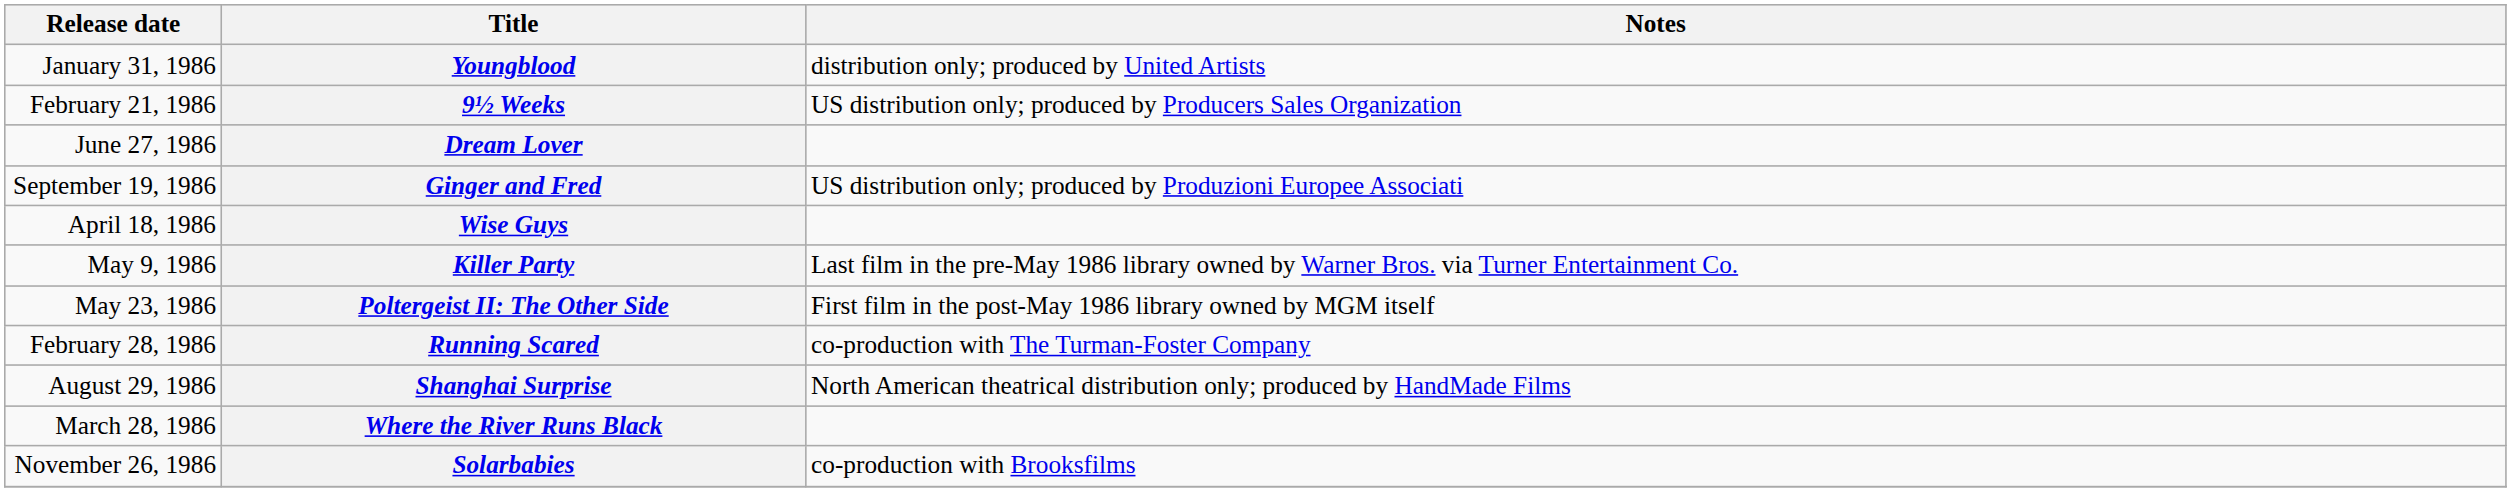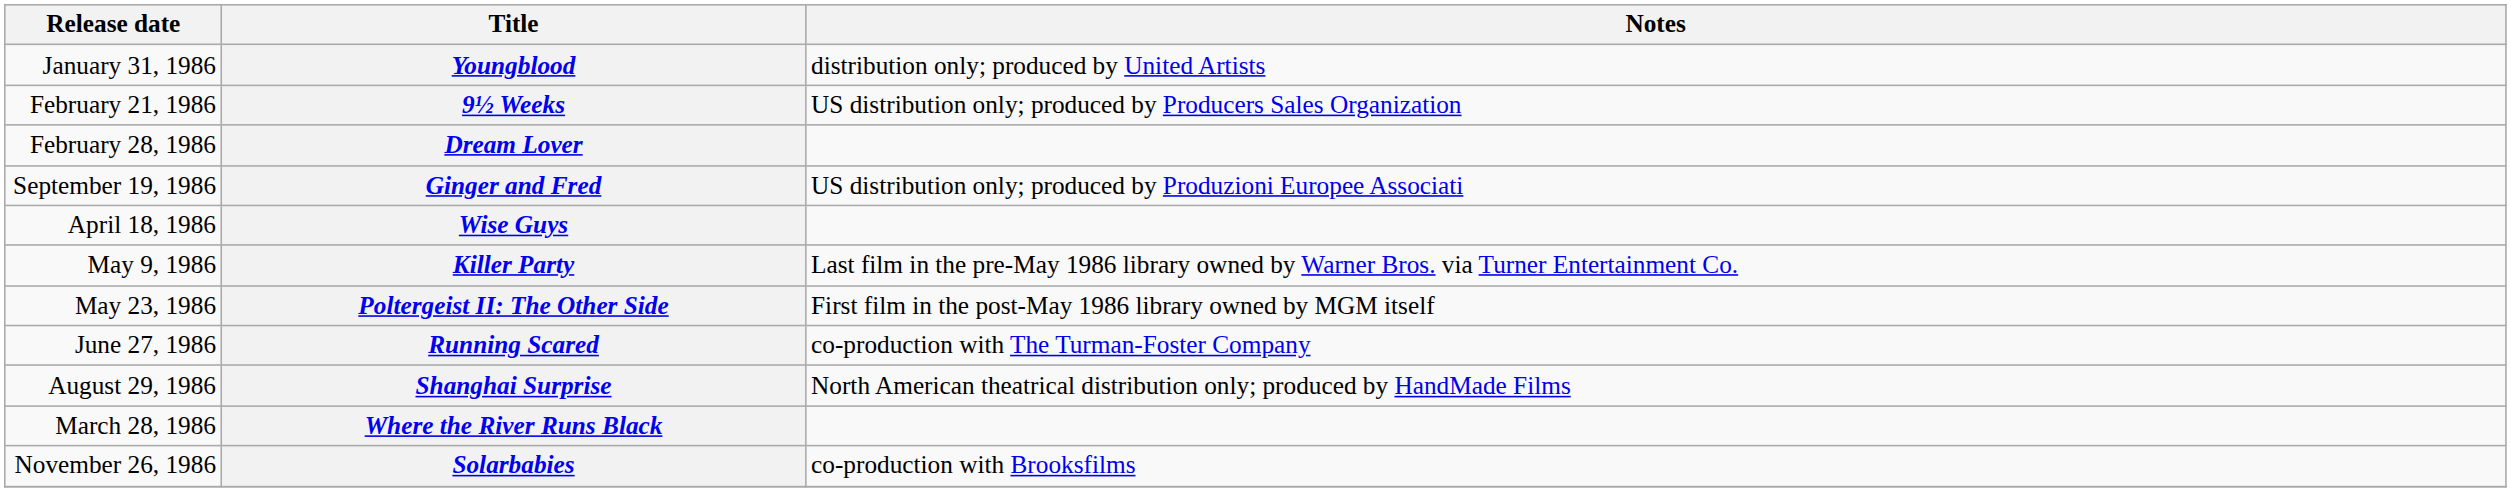(145, 144) June 27, 1986 -> (123, 144) February 28, 1986
(123, 345) February 28, 1986 -> (145, 345) June 27, 1986
